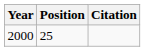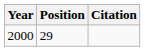(46, 35) 25 -> (46, 35) 29
